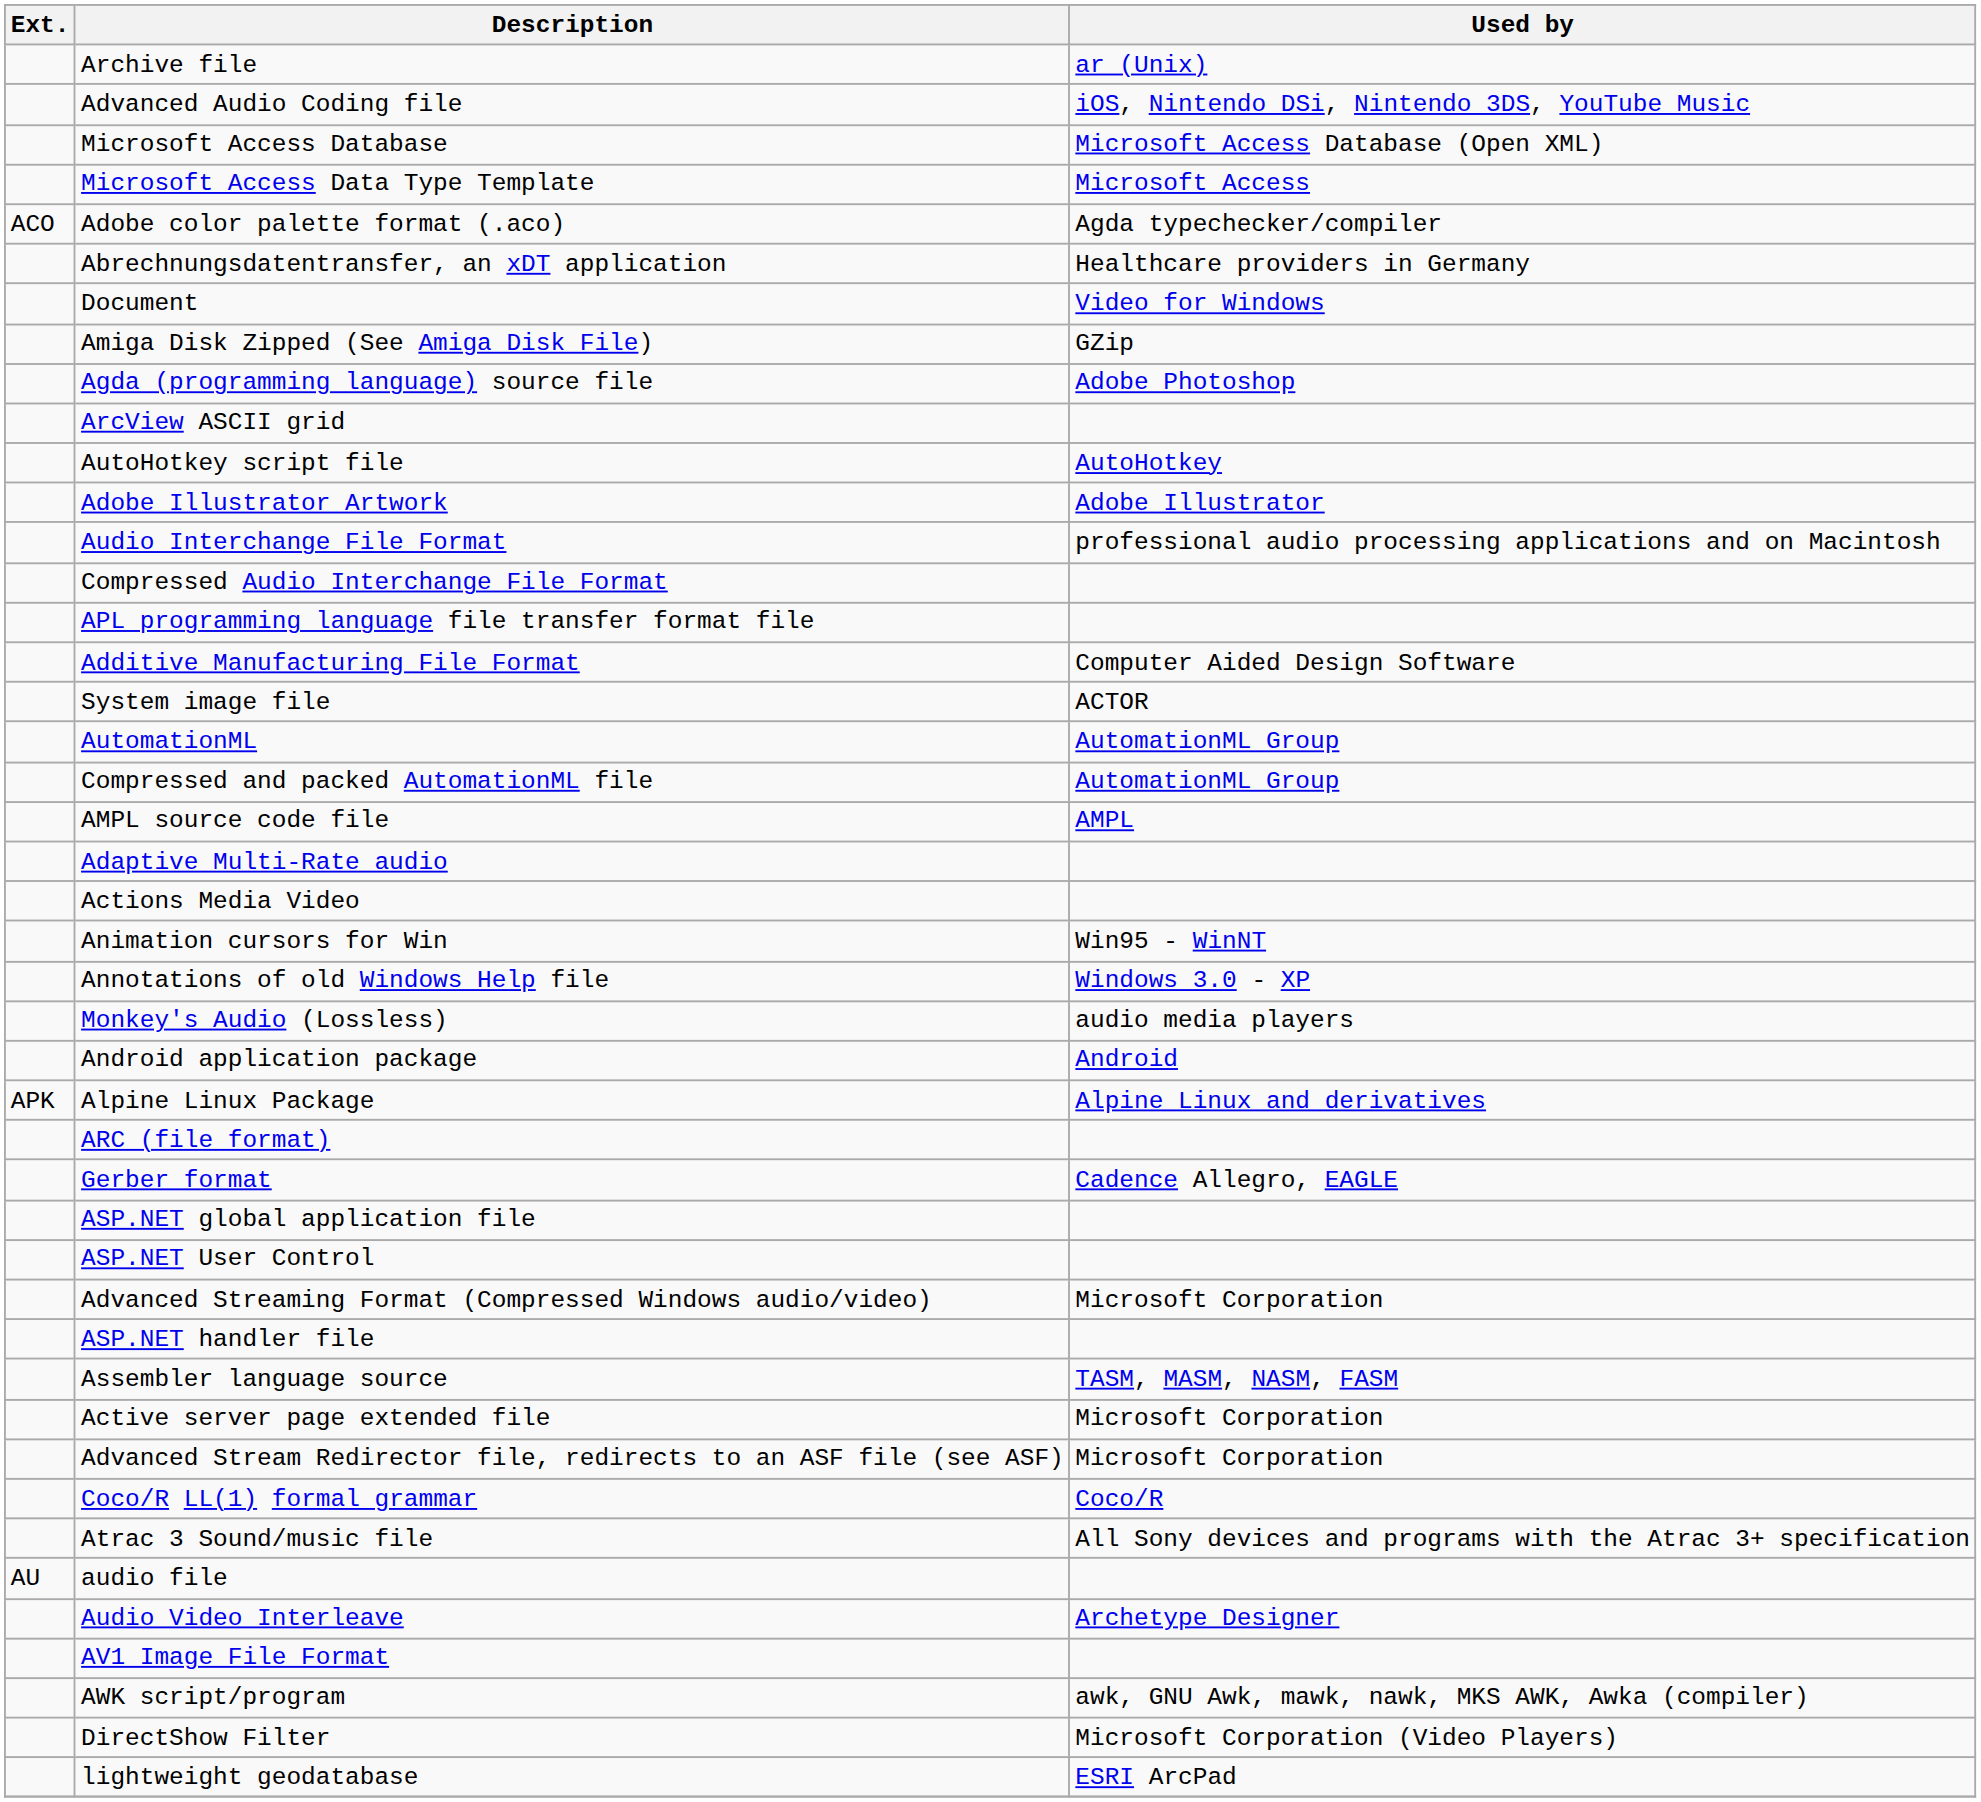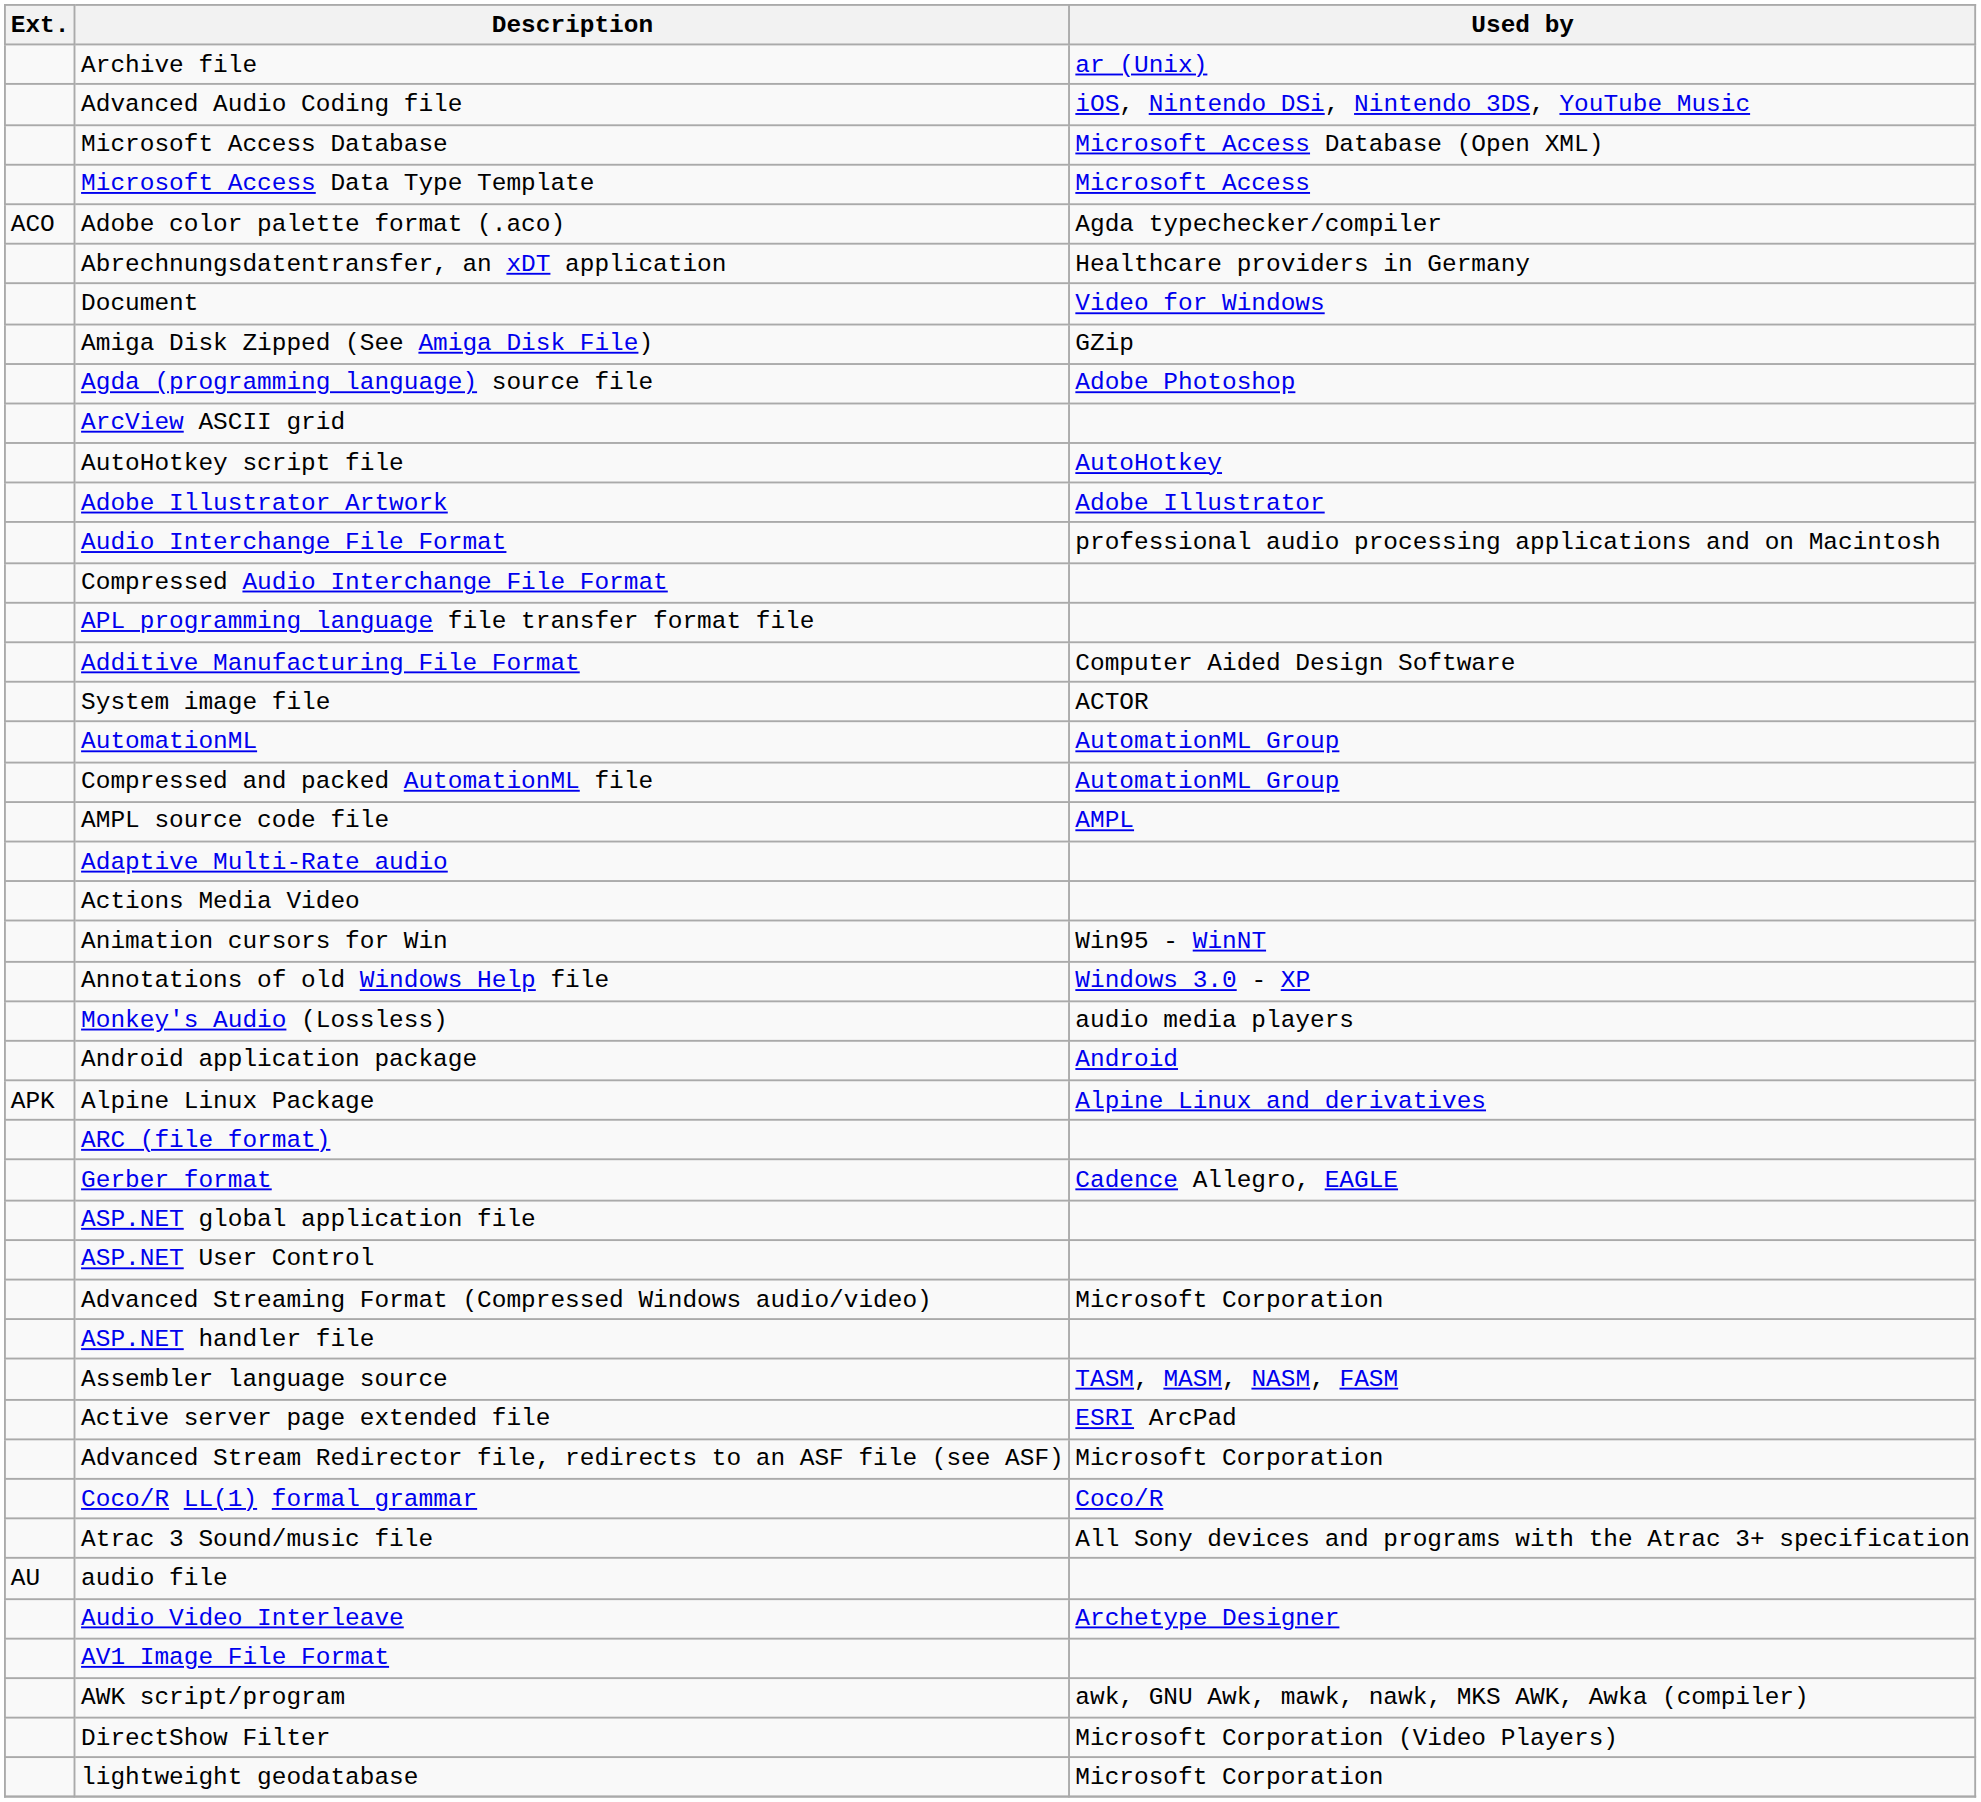(1229, 1419) Microsoft Corporation -> (1156, 1419) ESRI ArcPad
(1156, 1777) ESRI ArcPad -> (1229, 1777) Microsoft Corporation
